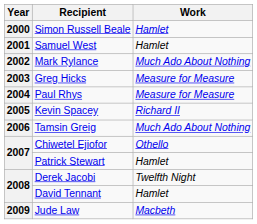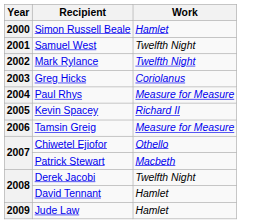(152, 45) Hamlet -> (165, 45) Twelfth Night
(193, 62) Much Ado About Nothing -> (165, 62) Twelfth Night
(185, 78) Measure for Measure -> (160, 78) Coriolanus
(193, 128) Much Ado About Nothing -> (185, 128) Measure for Measure
(152, 161) Hamlet -> (155, 161) Macbeth
(155, 210) Macbeth -> (152, 210) Hamlet
